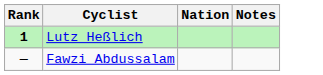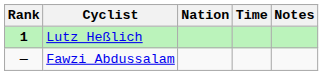+ column: (252, 15)
